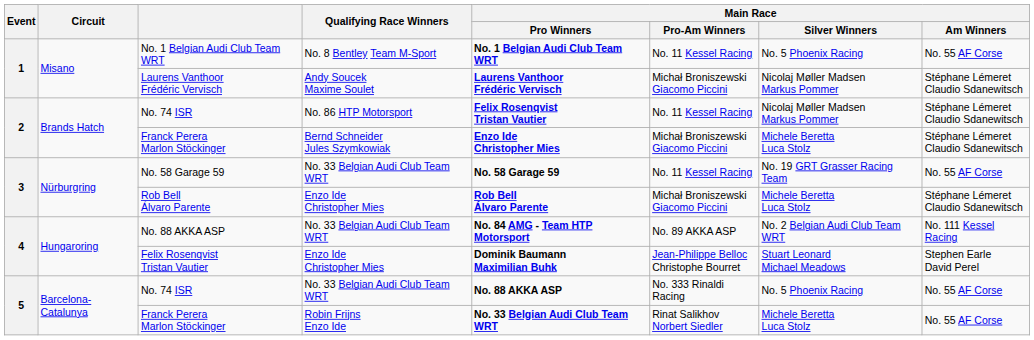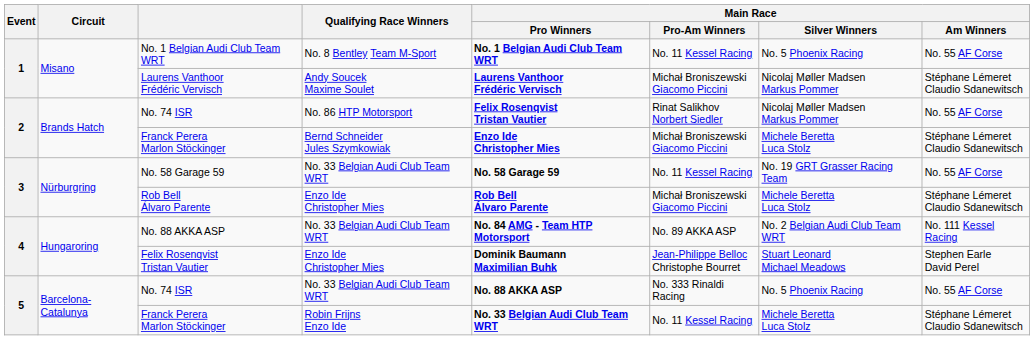(702, 113) No. 11 Kessel Racing -> (687, 113) Rinat Salikhov Norbert Siedler
(974, 113) Stéphane Lémeret Claudio Sdanewitsch -> (964, 113) No. 55 AF Corse
(687, 320) Rinat Salikhov Norbert Siedler -> (702, 320) No. 11 Kessel Racing
(964, 320) No. 55 AF Corse -> (974, 320) Stéphane Lémeret Claudio Sdanewitsch
